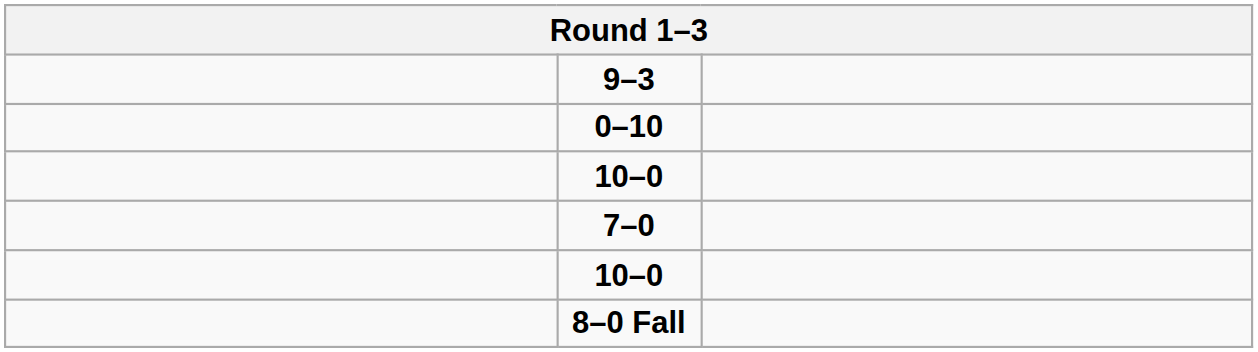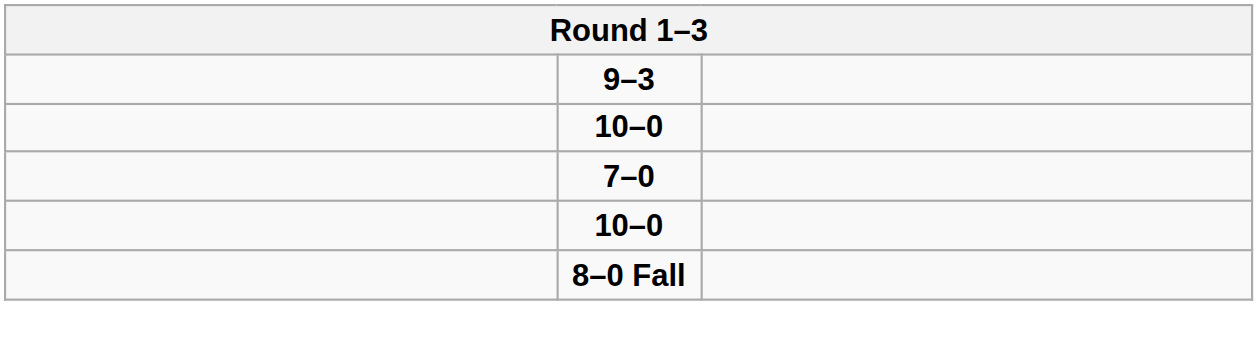- row: (281, 128)
